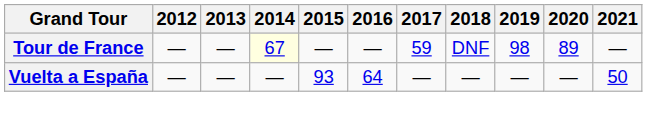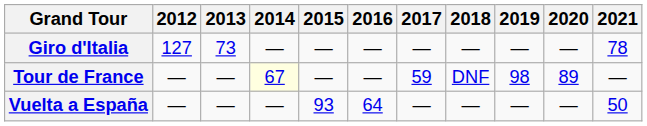+ row: (78, 47)
